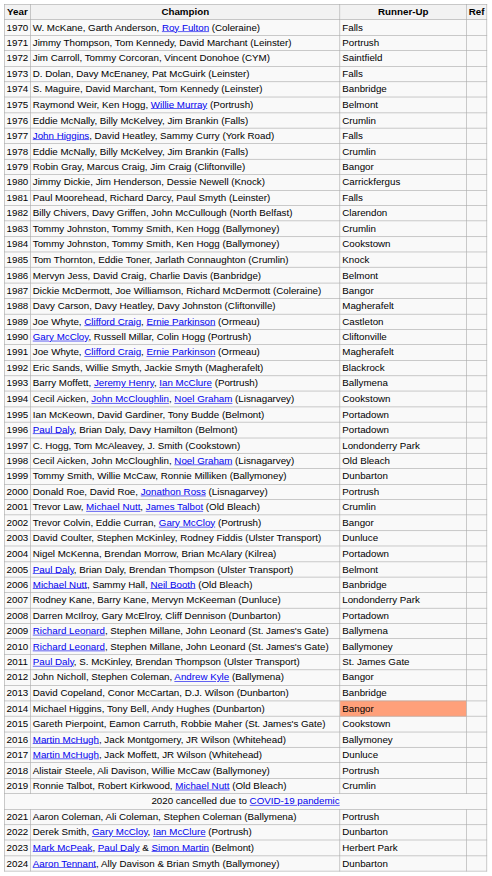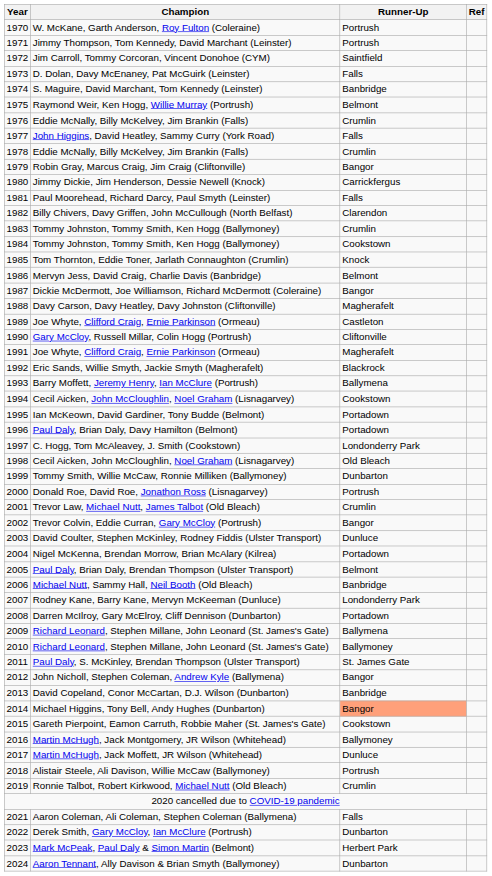(353, 27) Falls -> (361, 27) Portrush
(361, 817) Portrush -> (353, 817) Falls
